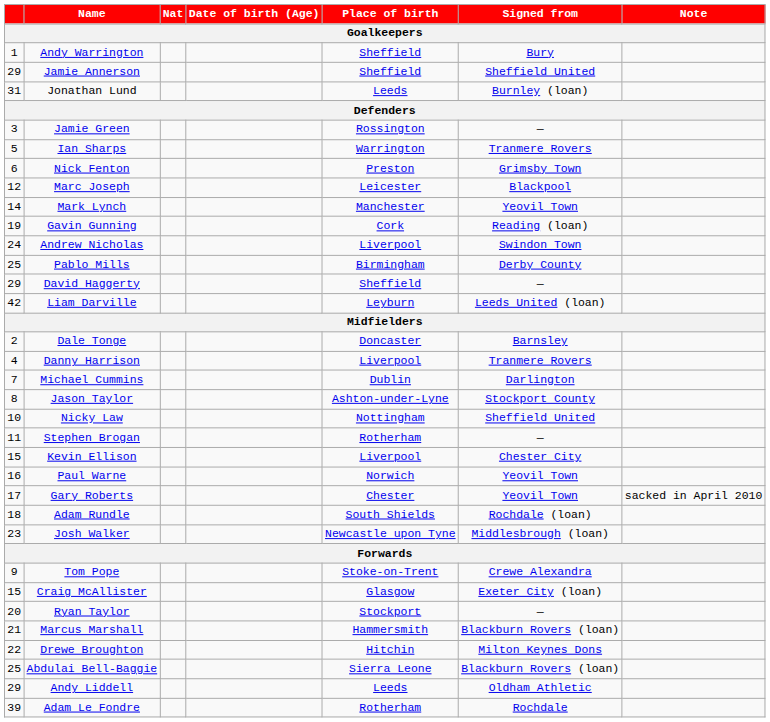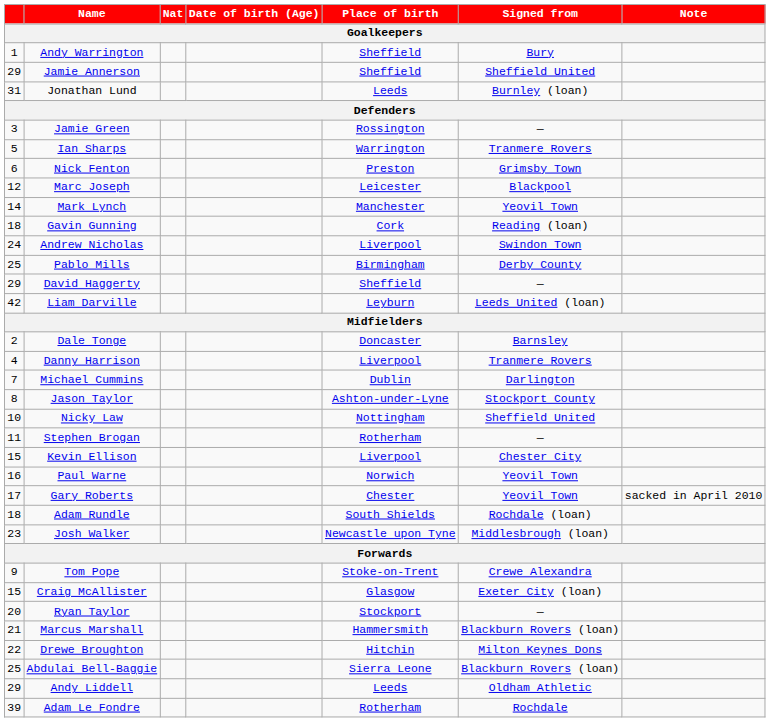(14, 226) 19 -> (14, 226) 18
